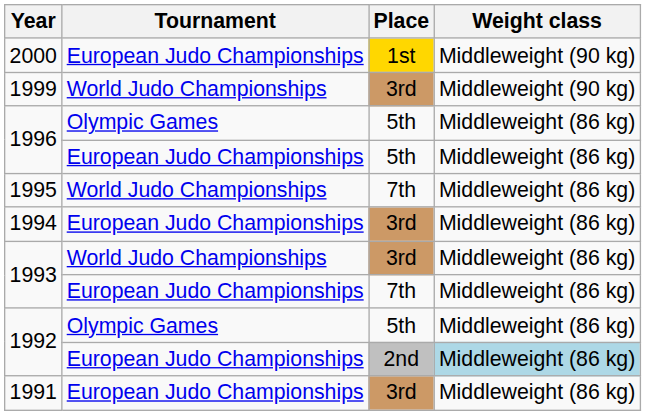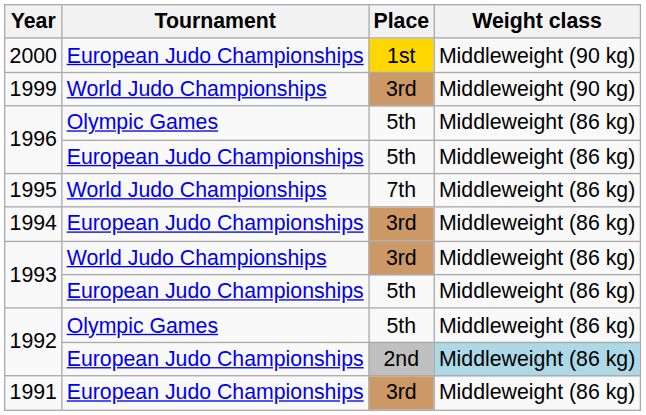(401, 291) 7th -> (401, 291) 5th
